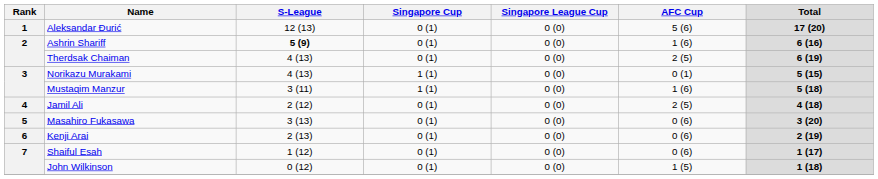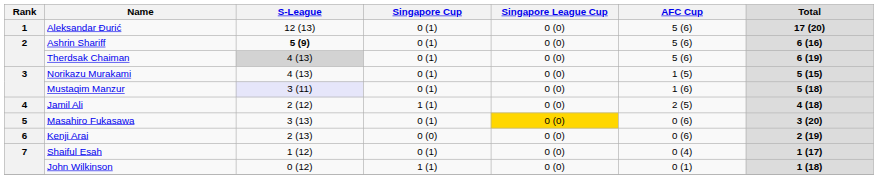(682, 43) 1 (6) -> (682, 43) 5 (6)
(300, 58) no background -> (300, 58) lightgrey background
(682, 58) 2 (5) -> (682, 58) 5 (6)
(427, 74) 1 (1) -> (427, 74) 0 (1)
(682, 74) 0 (1) -> (682, 74) 1 (5)
(300, 89) no background -> (300, 89) lavender background
(427, 89) 1 (1) -> (427, 89) 0 (1)
(427, 105) 0 (1) -> (427, 105) 1 (1)
(555, 120) no background -> (555, 120) gold background
(427, 136) 0 (1) -> (427, 136) 0 (0)
(682, 151) 0 (6) -> (682, 151) 0 (4)
(427, 167) 0 (1) -> (427, 167) 1 (1)
(682, 167) 1 (5) -> (682, 167) 0 (1)
